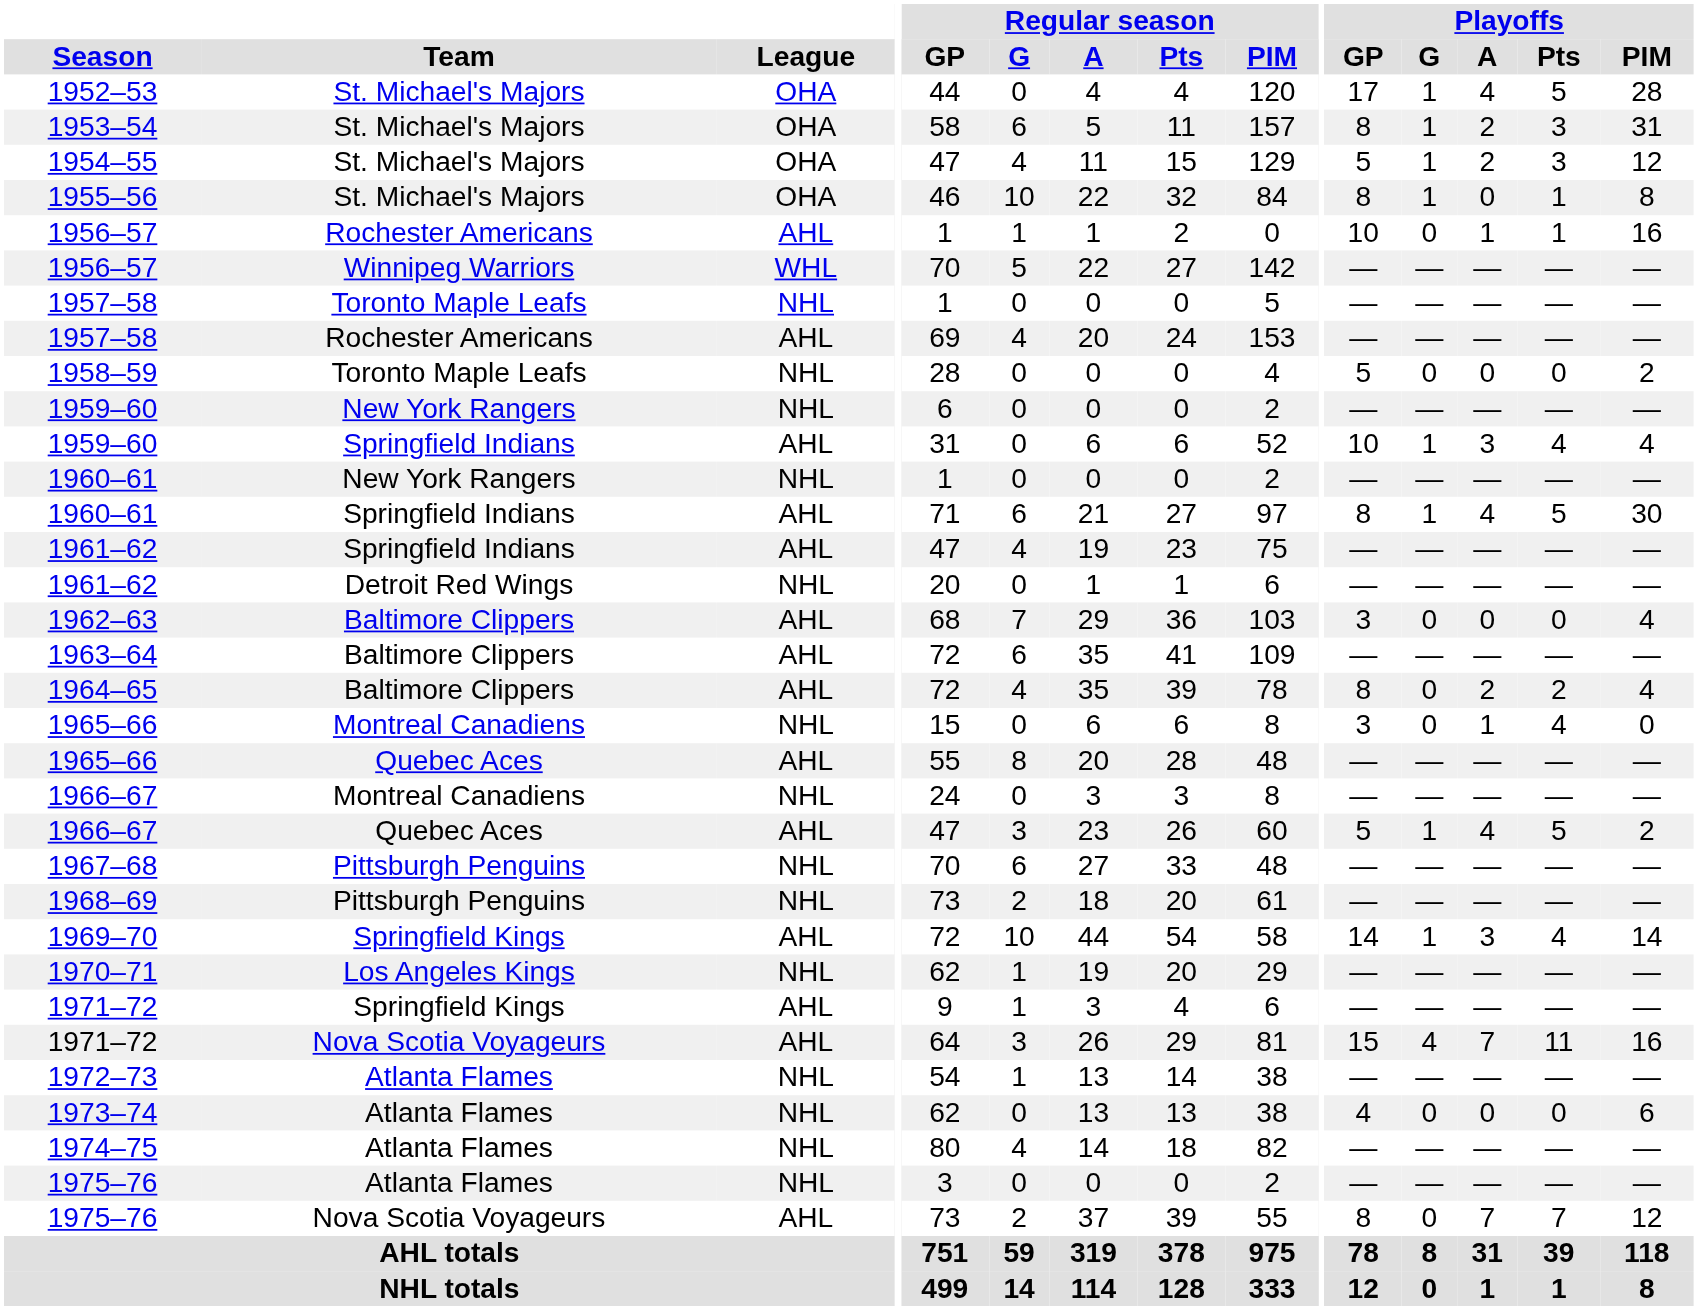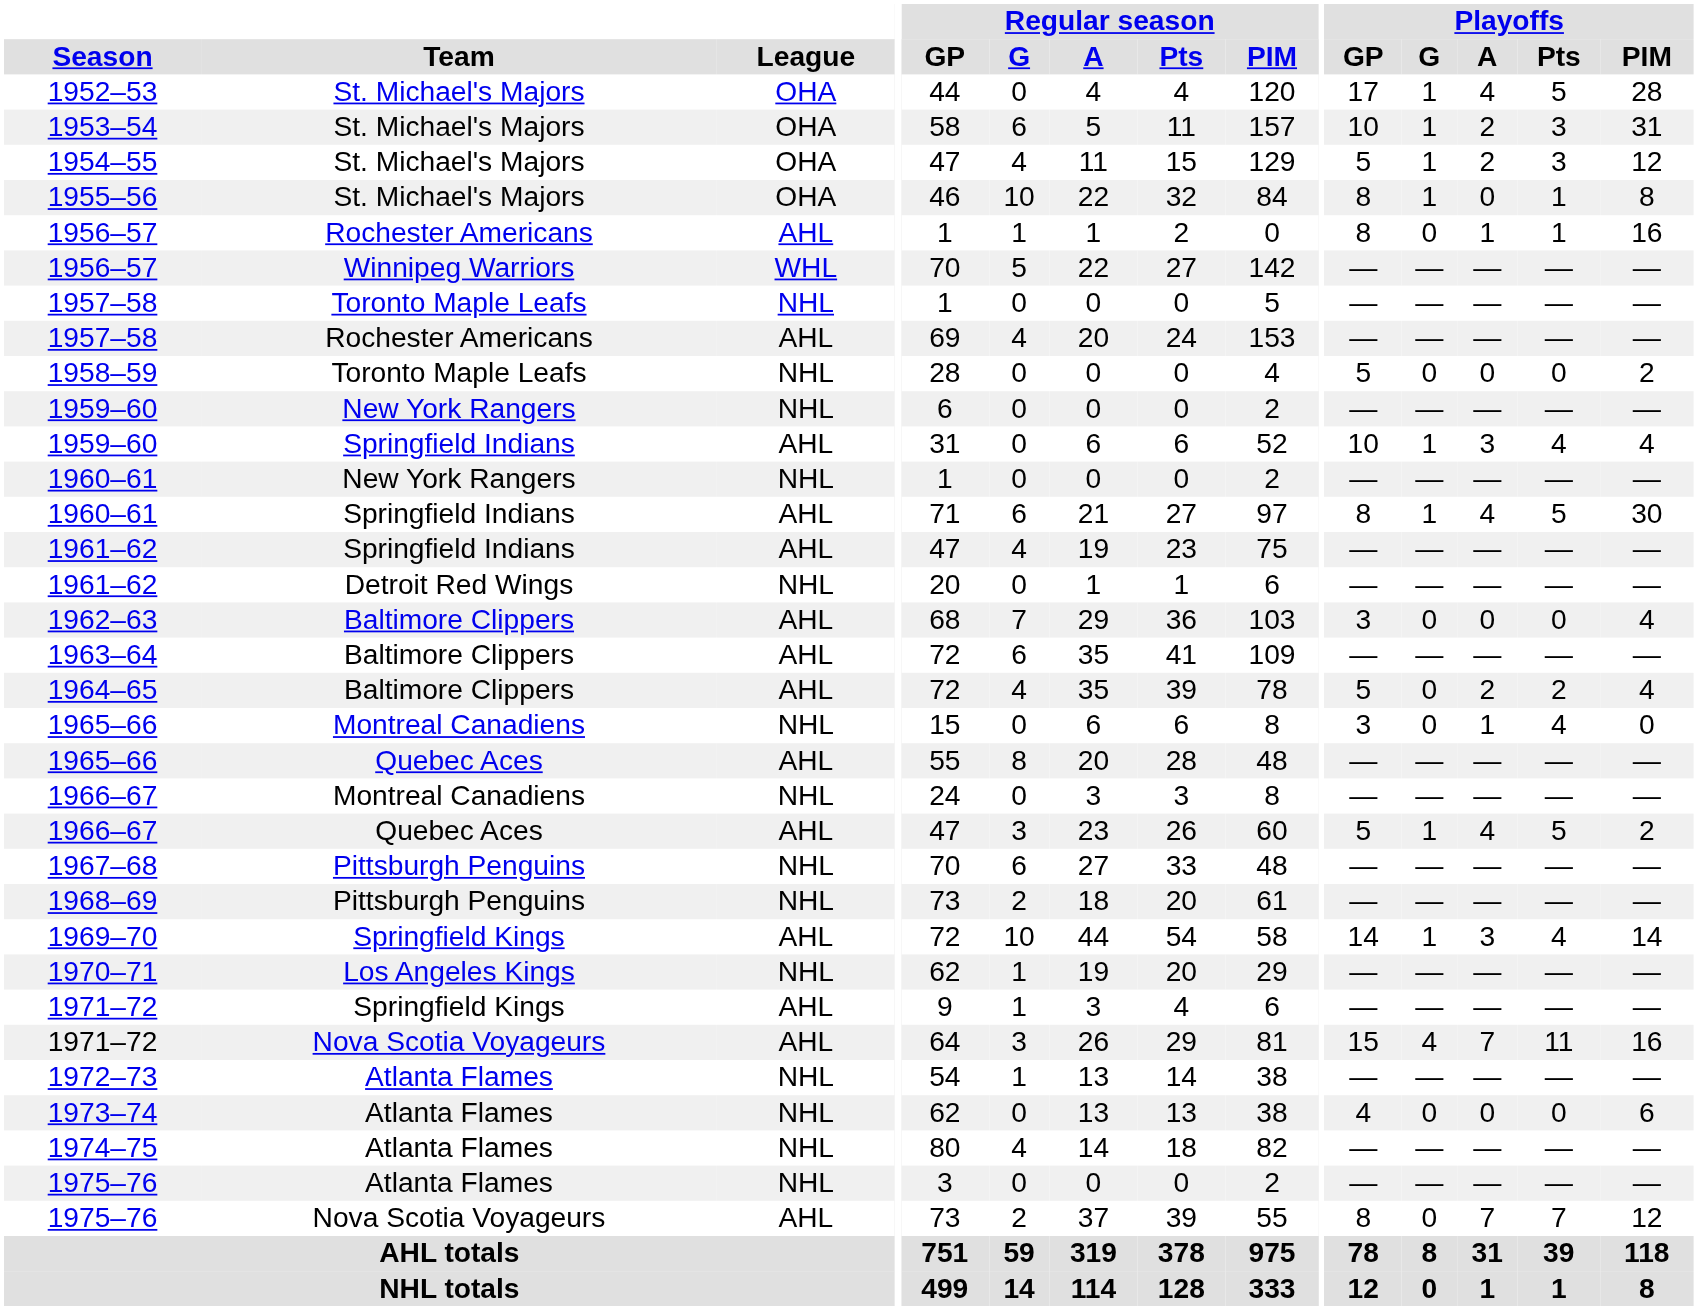(1363, 126) 8 -> (1363, 126) 10
(1363, 232) 10 -> (1363, 232) 8
(1363, 690) 8 -> (1363, 690) 5
